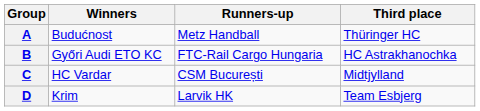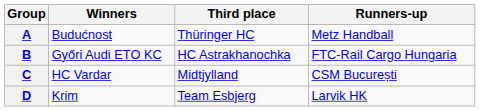columns swapped: (258, 14) <-> (407, 14)
